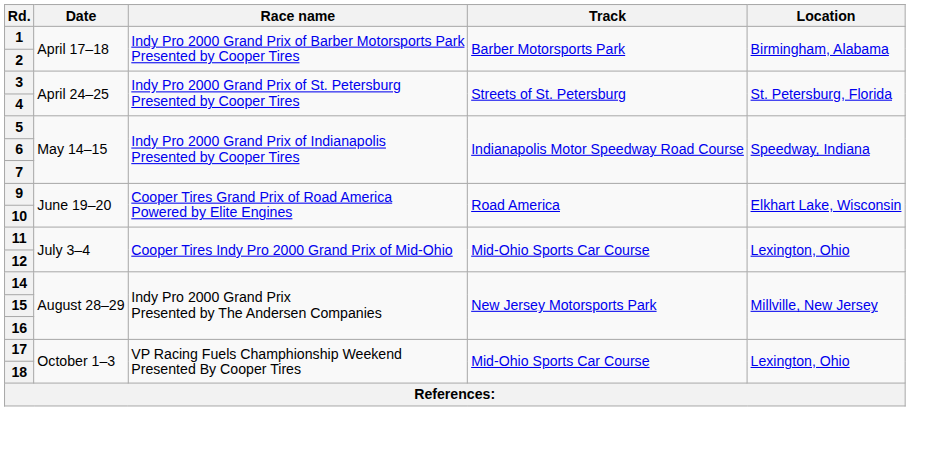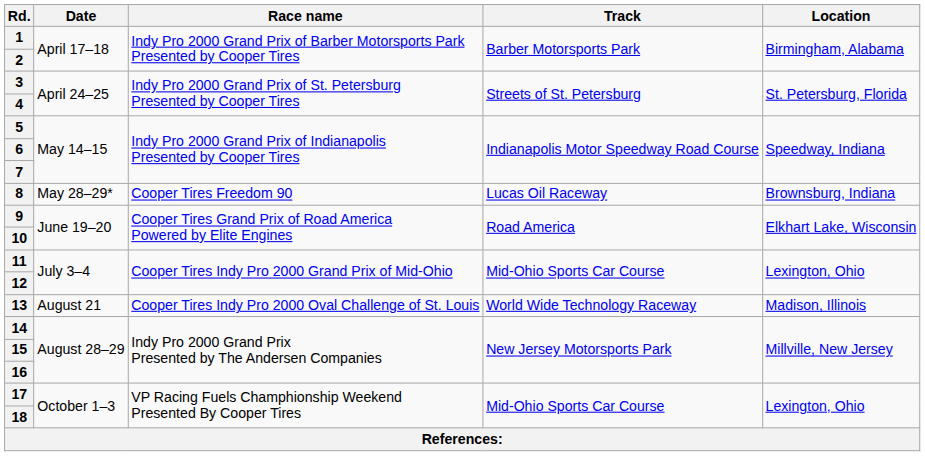+ row: (19, 194)
+ row: (19, 305)
